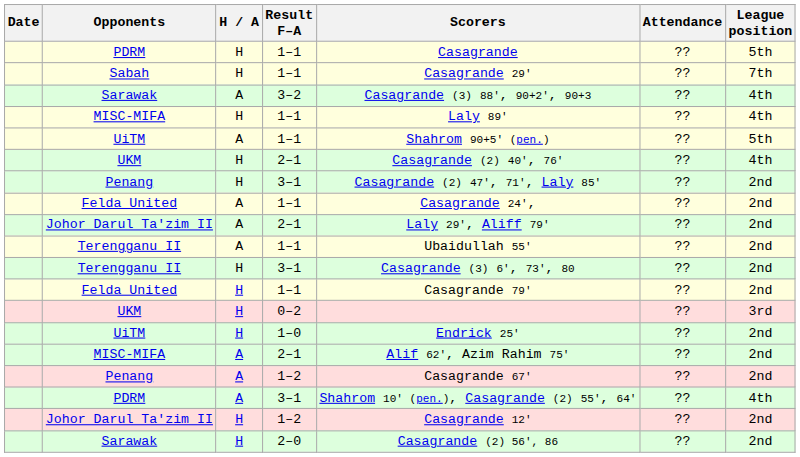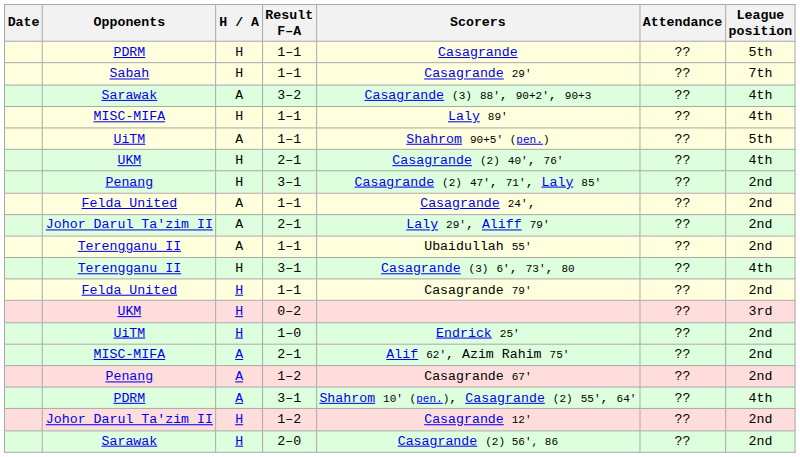(760, 268) 2nd -> (760, 268) 4th
